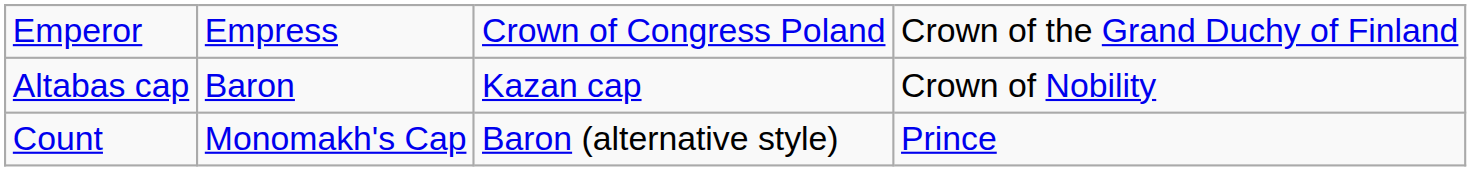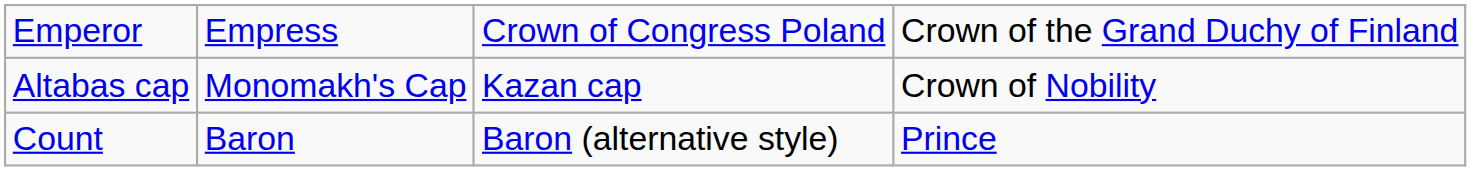(250, 84) Baron -> (336, 84) Monomakh's Cap
(336, 138) Monomakh's Cap -> (250, 138) Baron
